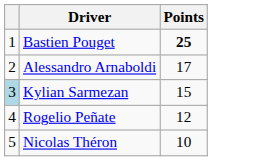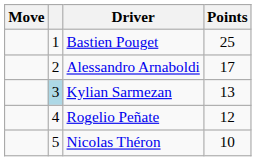+ column: (26, 16)
(184, 41) bold -> (227, 41) normal
(184, 92) 15 -> (227, 92) 13
